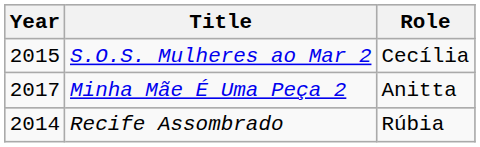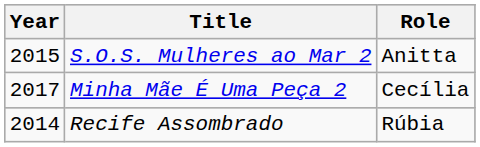(425, 56) Cecília -> (419, 56) Anitta
(419, 90) Anitta -> (425, 90) Cecília
